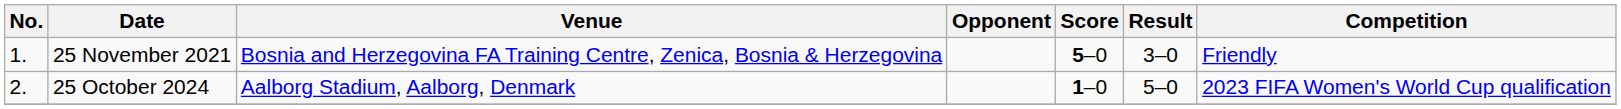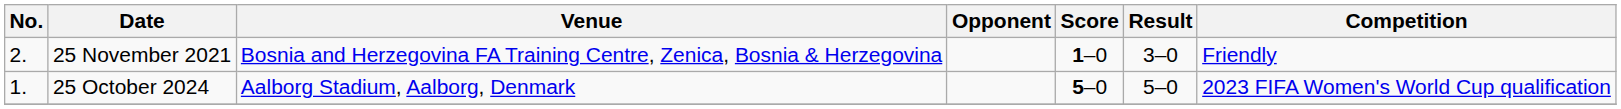(18, 54) 1. -> (18, 54) 2.
(1090, 54) 5–0 -> (1090, 54) 1–0
(18, 87) 2. -> (18, 87) 1.
(1090, 87) 1–0 -> (1090, 87) 5–0
